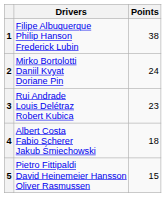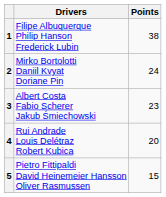(45, 106) Rui Andrade Louis Delétraz Robert Kubica -> (56, 106) Albert Costa Fabio Scherer Jakub Śmiechowski
(56, 141) Albert Costa Fabio Scherer Jakub Śmiechowski -> (45, 141) Rui Andrade Louis Delétraz Robert Kubica
(154, 141) 18 -> (154, 141) 20
